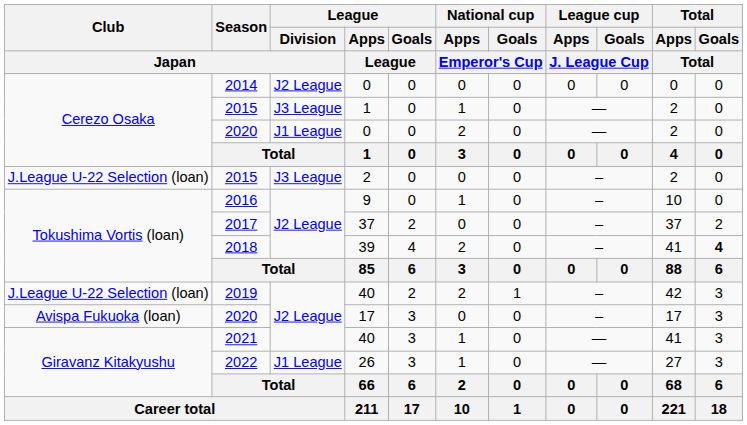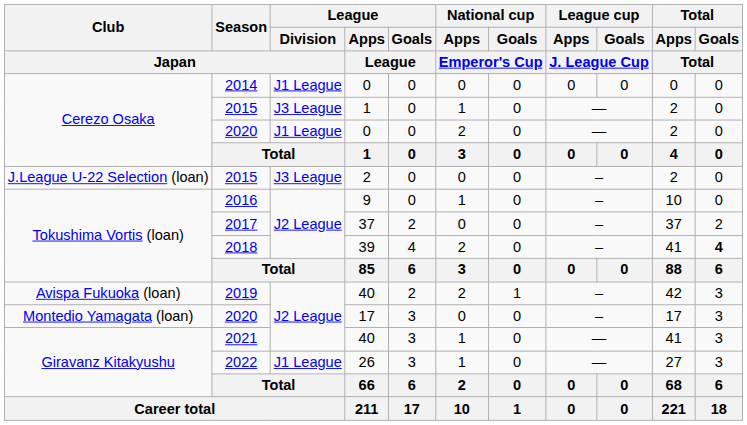(308, 85) J2 League -> (308, 85) J1 League
(108, 293) J.League U-22 Selection (loan) -> (108, 293) Avispa Fukuoka (loan)
(108, 316) Avispa Fukuoka (loan) -> (108, 316) Montedio Yamagata (loan)
